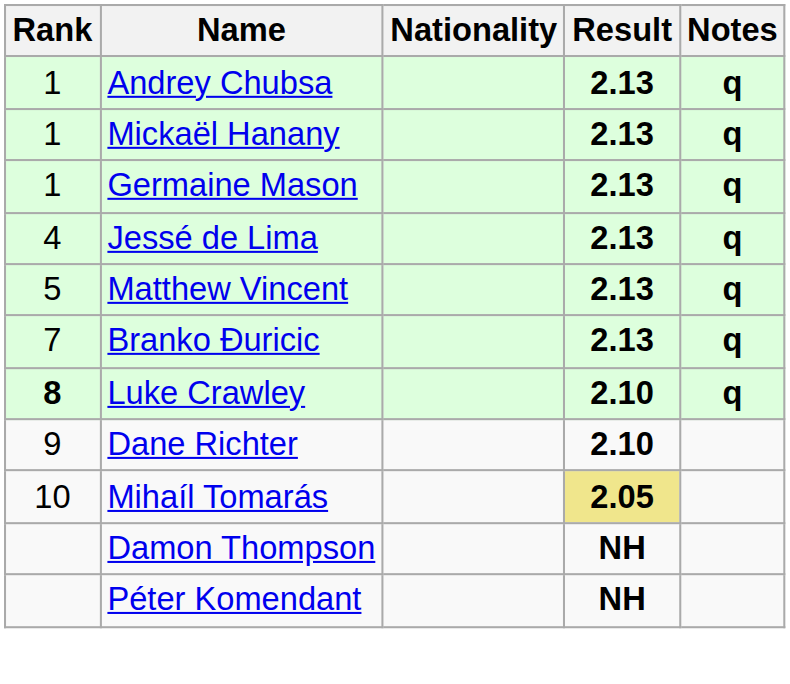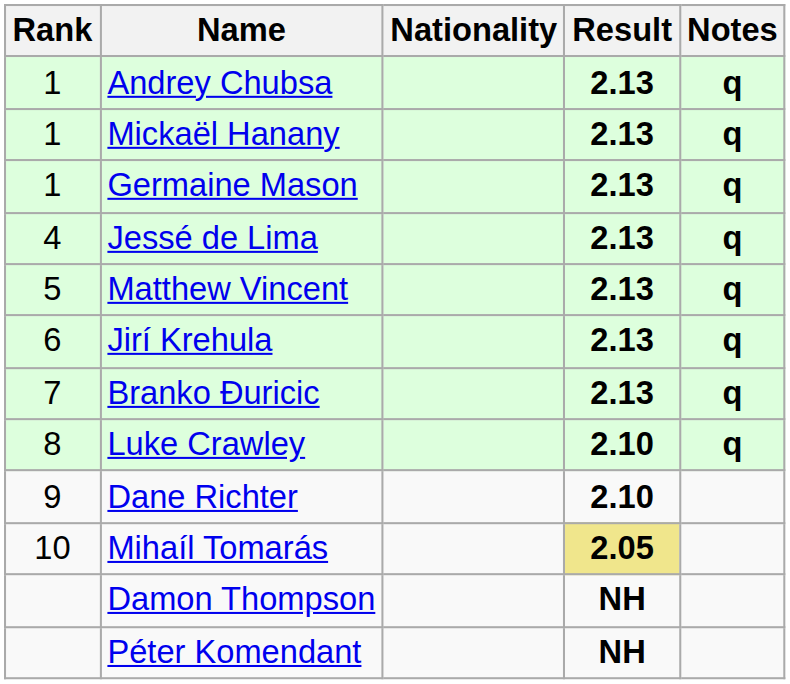+ row: (190, 340)
(52, 392) bold -> (52, 444) normal
